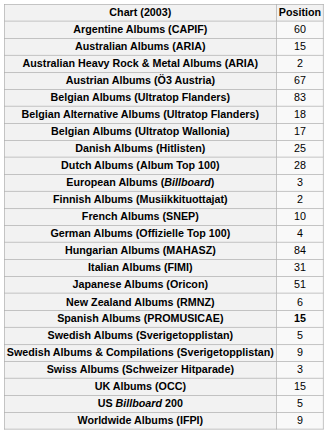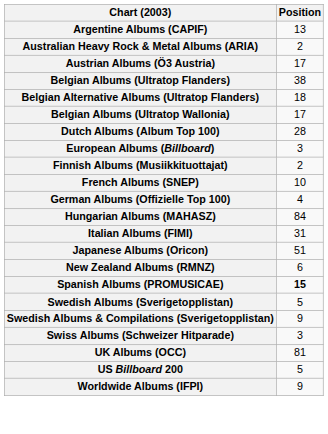(300, 30) 60 -> (300, 30) 13
- row: (140, 47)
(300, 81) 67 -> (300, 64) 17
(300, 98) 83 -> (300, 81) 38
- row: (140, 149)
(300, 387) 15 -> (300, 353) 81
